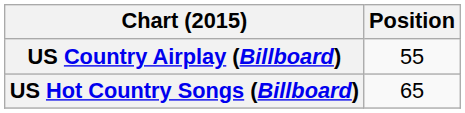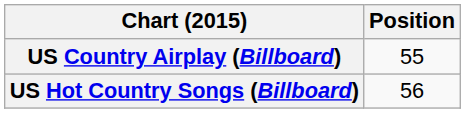(412, 90) 65 -> (412, 90) 56
